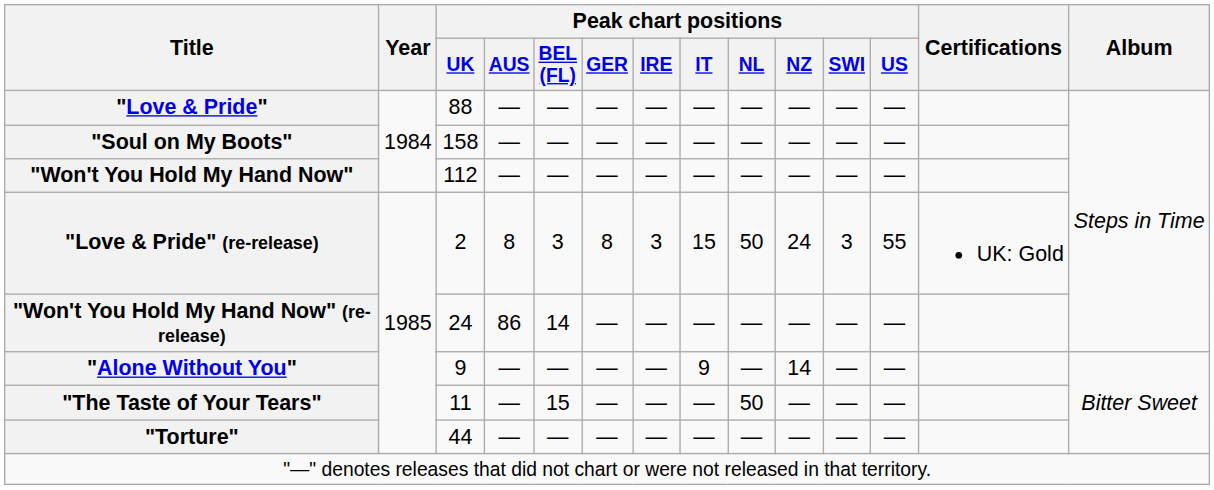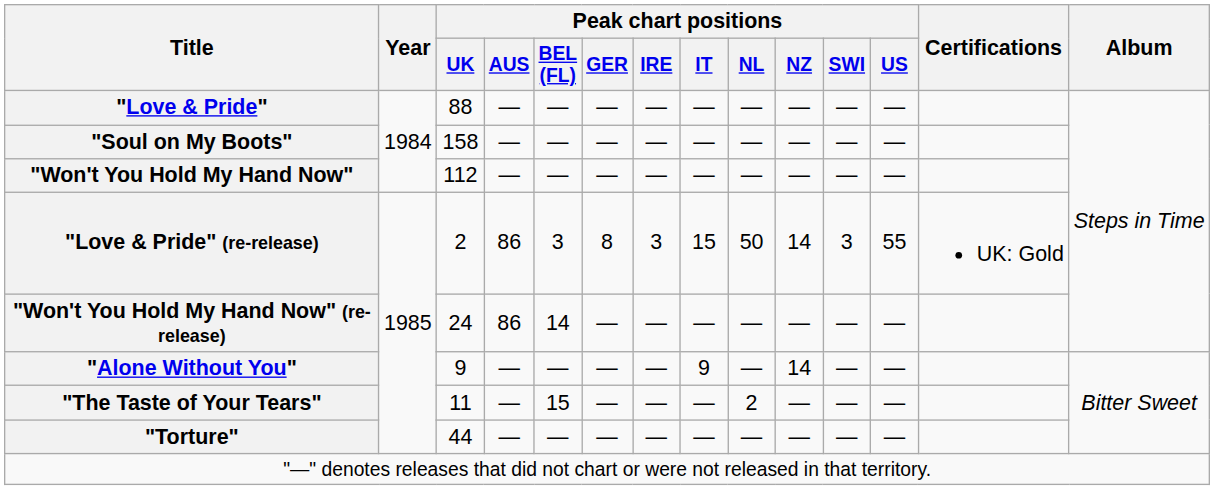(509, 242) 8 -> (509, 242) 86
(799, 242) 24 -> (799, 242) 14
(752, 402) 50 -> (752, 402) 2
